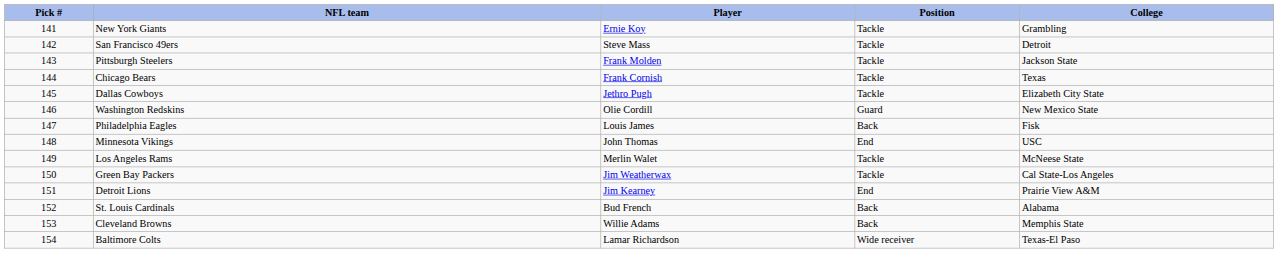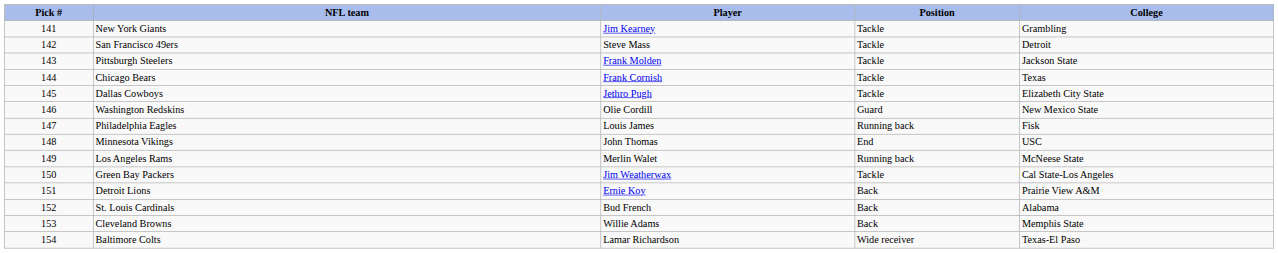(624, 28) Ernie Koy -> (629, 28) Jim Kearney
(867, 126) Back -> (886, 126) Running back
(871, 158) Tackle -> (886, 158) Running back
(629, 191) Jim Kearney -> (624, 191) Ernie Koy
(865, 191) End -> (867, 191) Back
